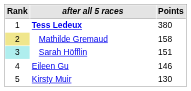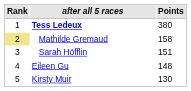(17, 52) paleturquoise background -> (17, 52) no background
(165, 66) 146 -> (165, 66) 148
